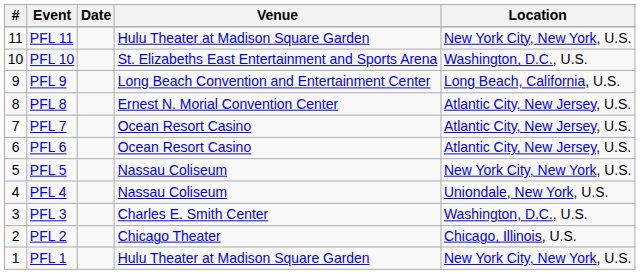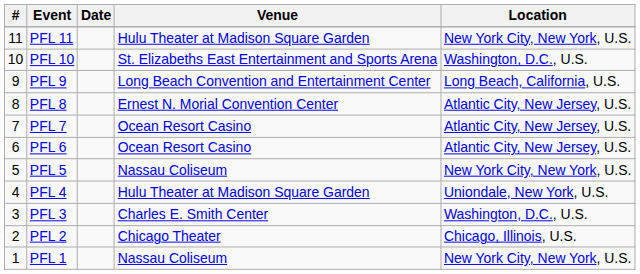(172, 192) Nassau Coliseum -> (244, 192) Hulu Theater at Madison Square Garden
(244, 259) Hulu Theater at Madison Square Garden -> (172, 259) Nassau Coliseum
